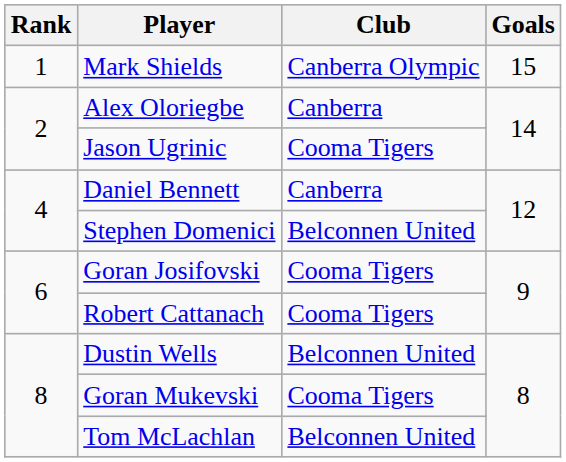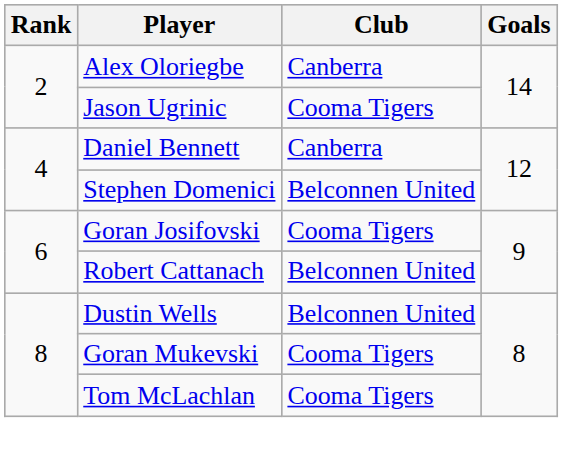- row: (153, 66)
(361, 312) Cooma Tigers -> (381, 271) Belconnen United
(381, 436) Belconnen United -> (361, 395) Cooma Tigers
